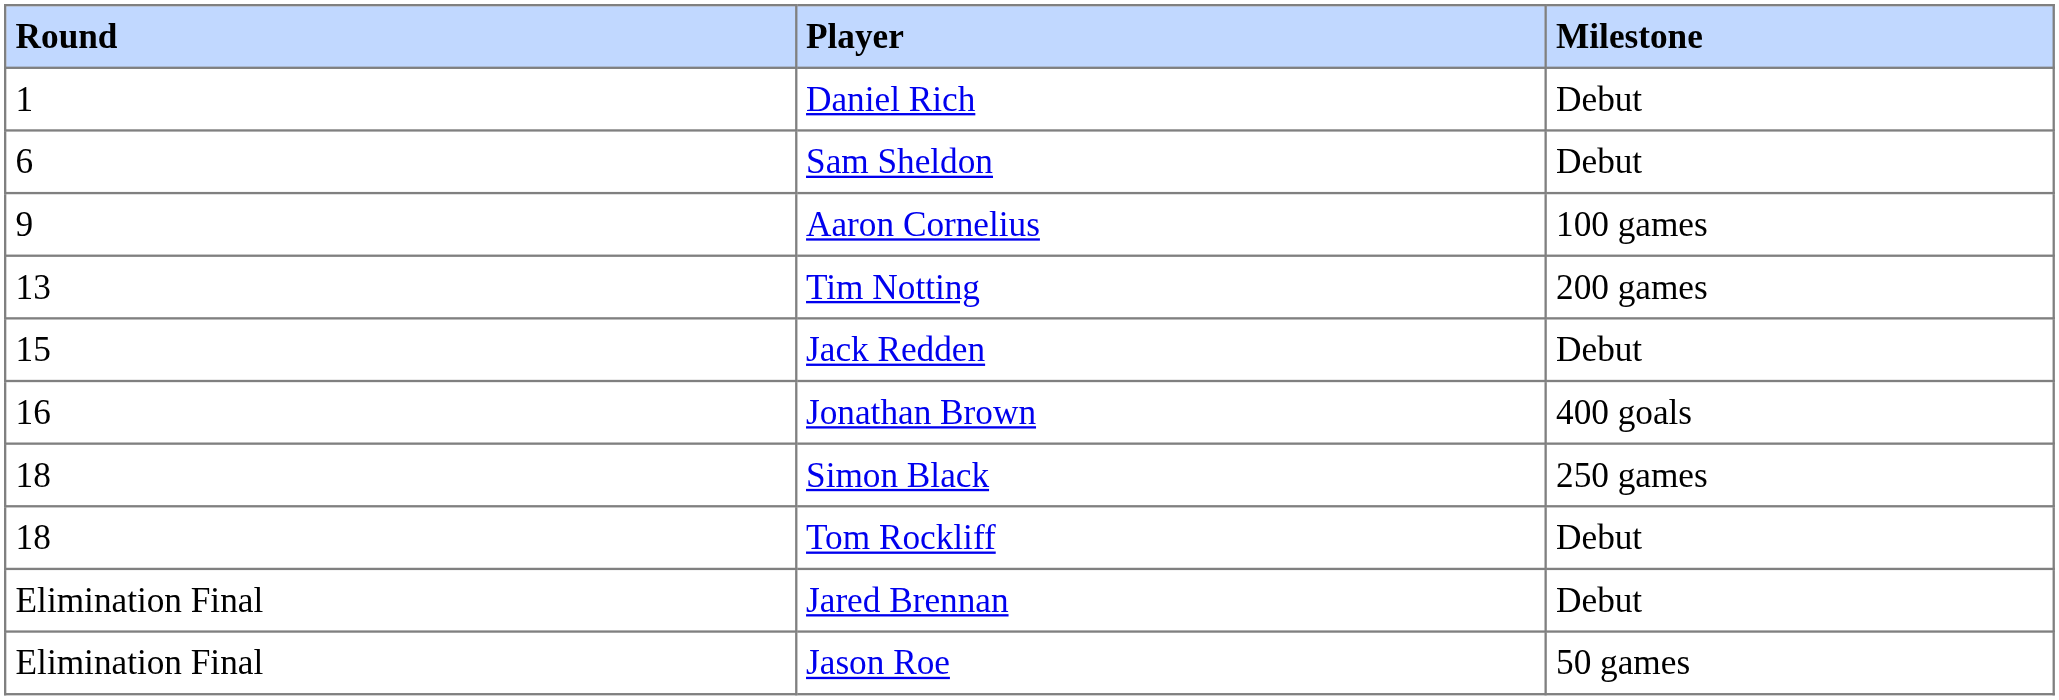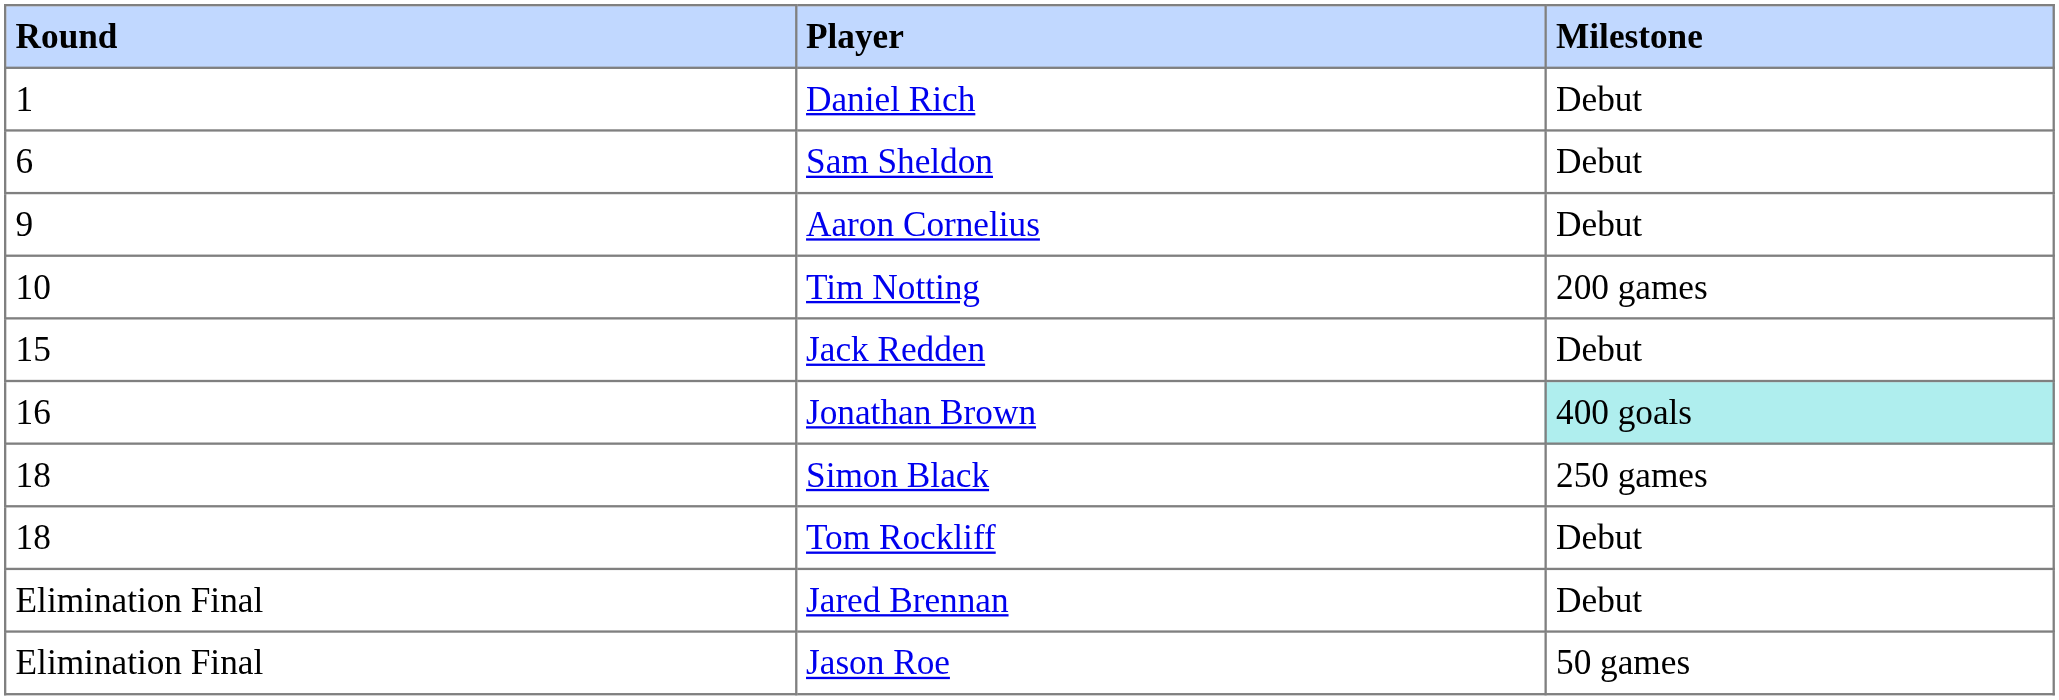(1632, 223) 100 games -> (1599, 223) Debut
(33, 286) 13 -> (33, 286) 10
(1624, 411) no background -> (1624, 411) paleturquoise background
